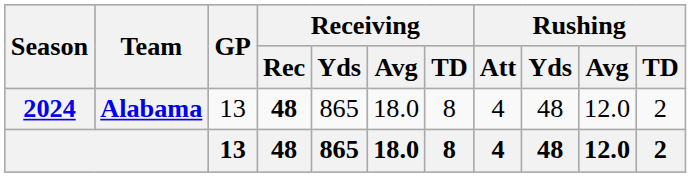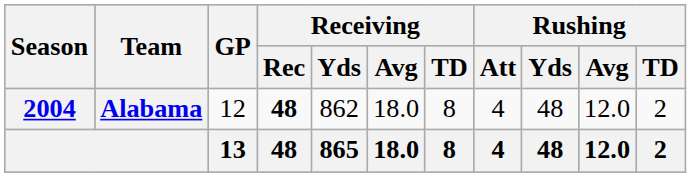(50, 108) 2024 -> (50, 108) 2004
(233, 108) 13 -> (233, 108) 12
(339, 108) 865 -> (339, 108) 862
